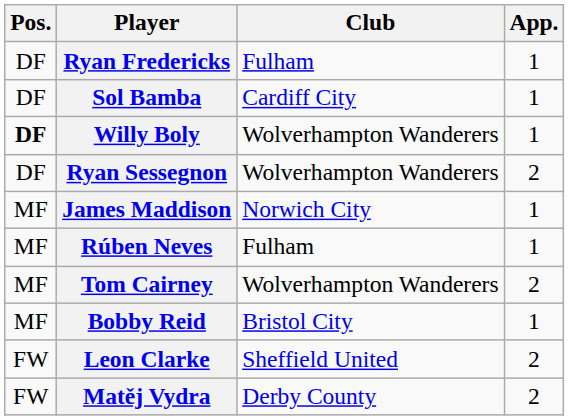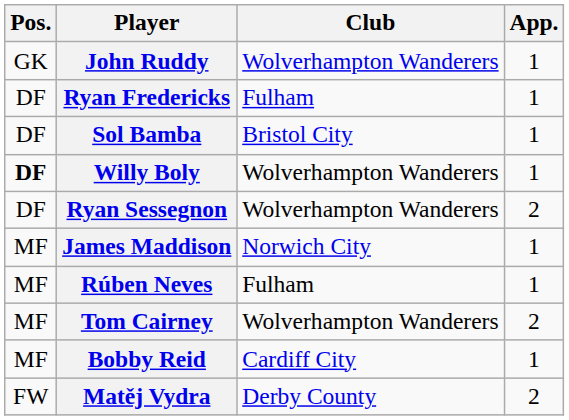+ row: (147, 60)
(299, 97) Cardiff City -> (297, 135) Bristol City
(297, 321) Bristol City -> (299, 358) Cardiff City
- row: (147, 358)
